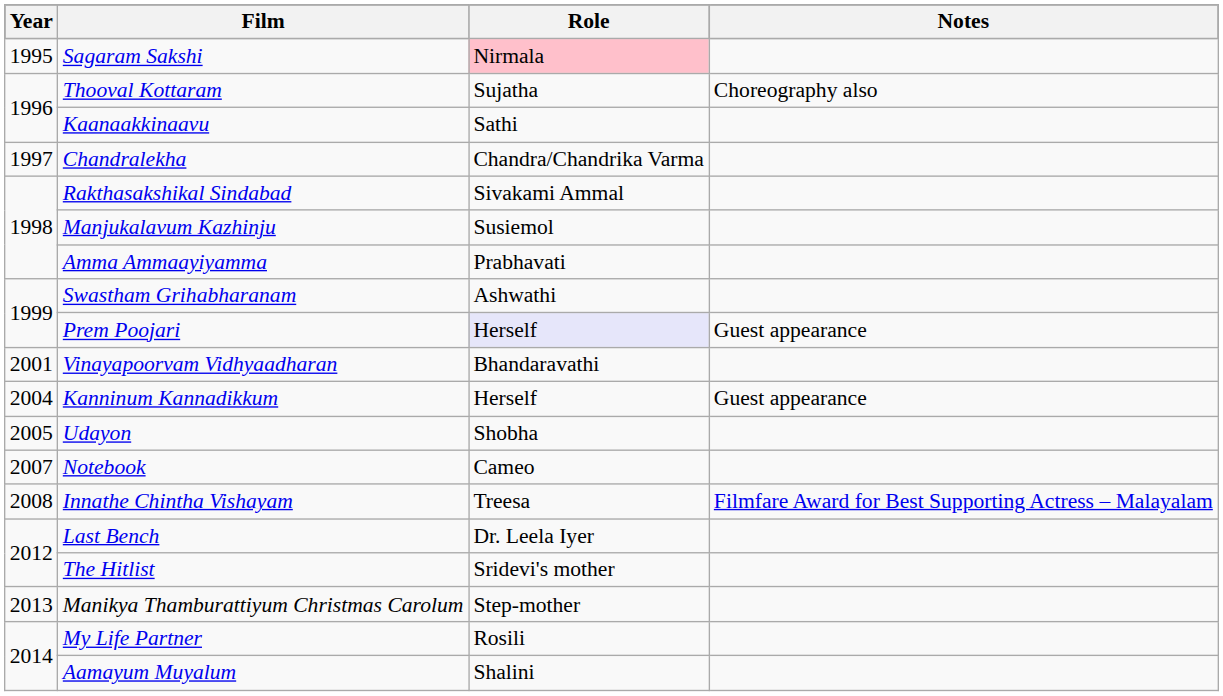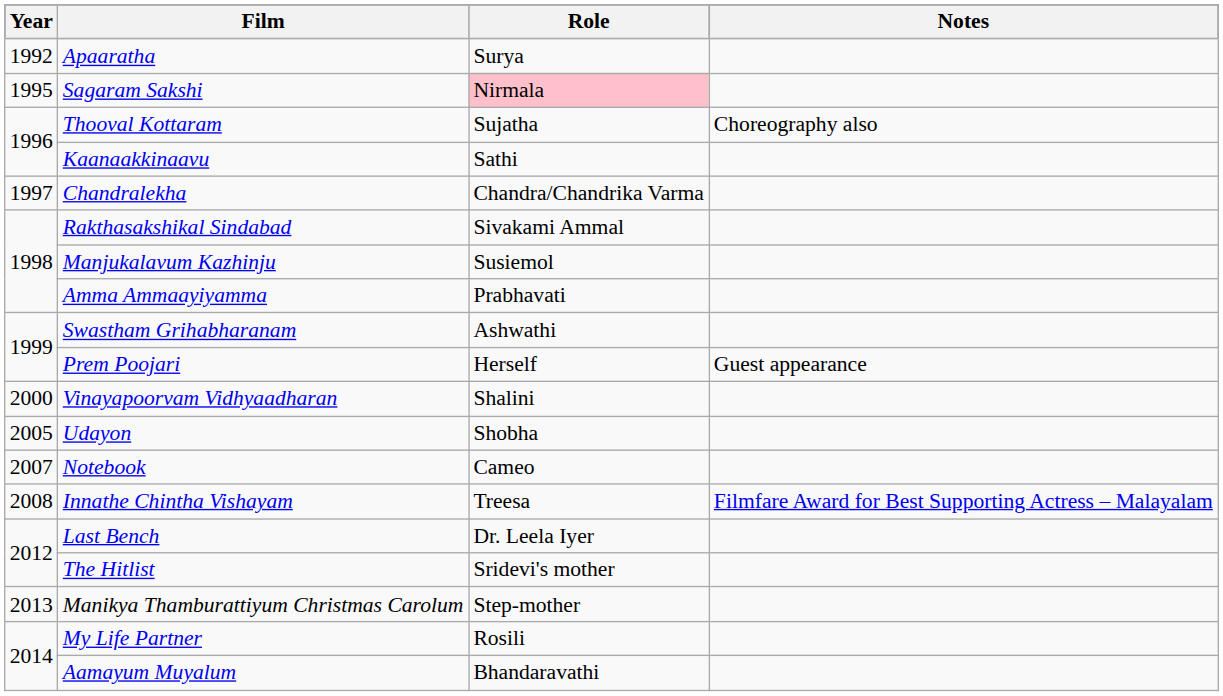+ row: (109, 55)
(505, 329) lavender background -> (505, 364) no background
(31, 364) 2001 -> (31, 398) 2000
(536, 364) Bhandaravathi -> (504, 398) Shalini
- row: (171, 398)
(504, 672) Shalini -> (536, 672) Bhandaravathi
